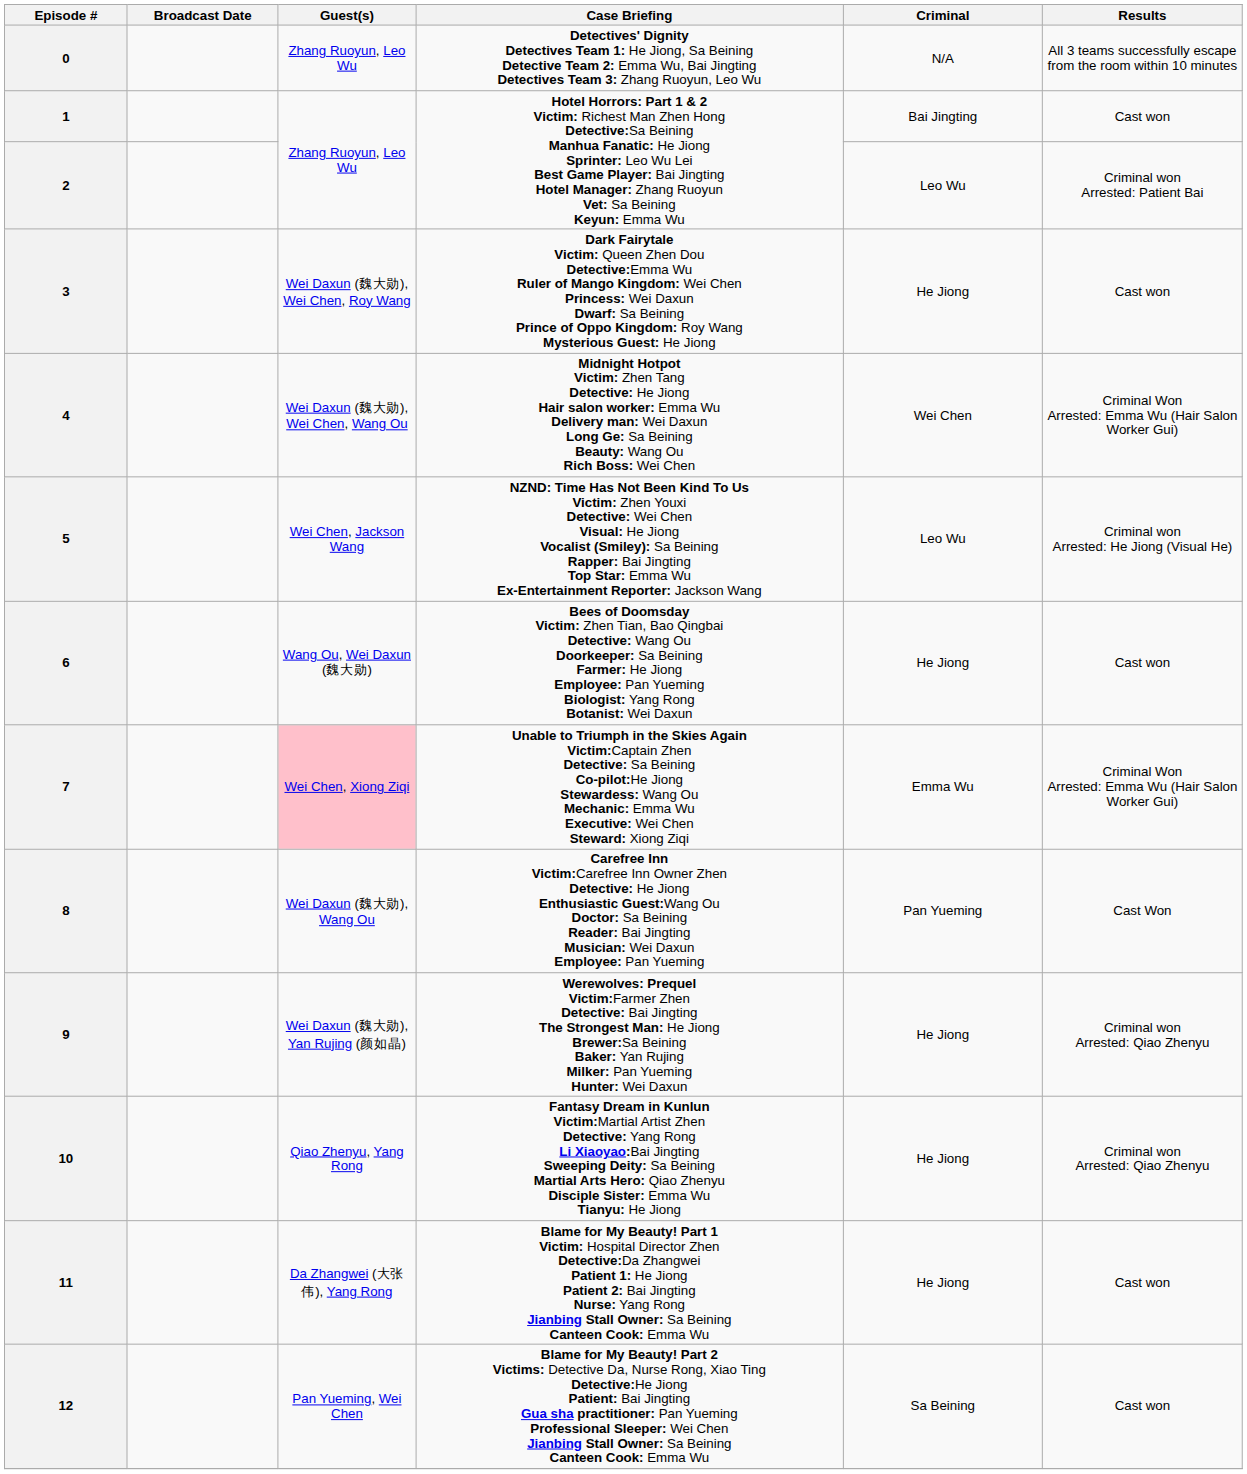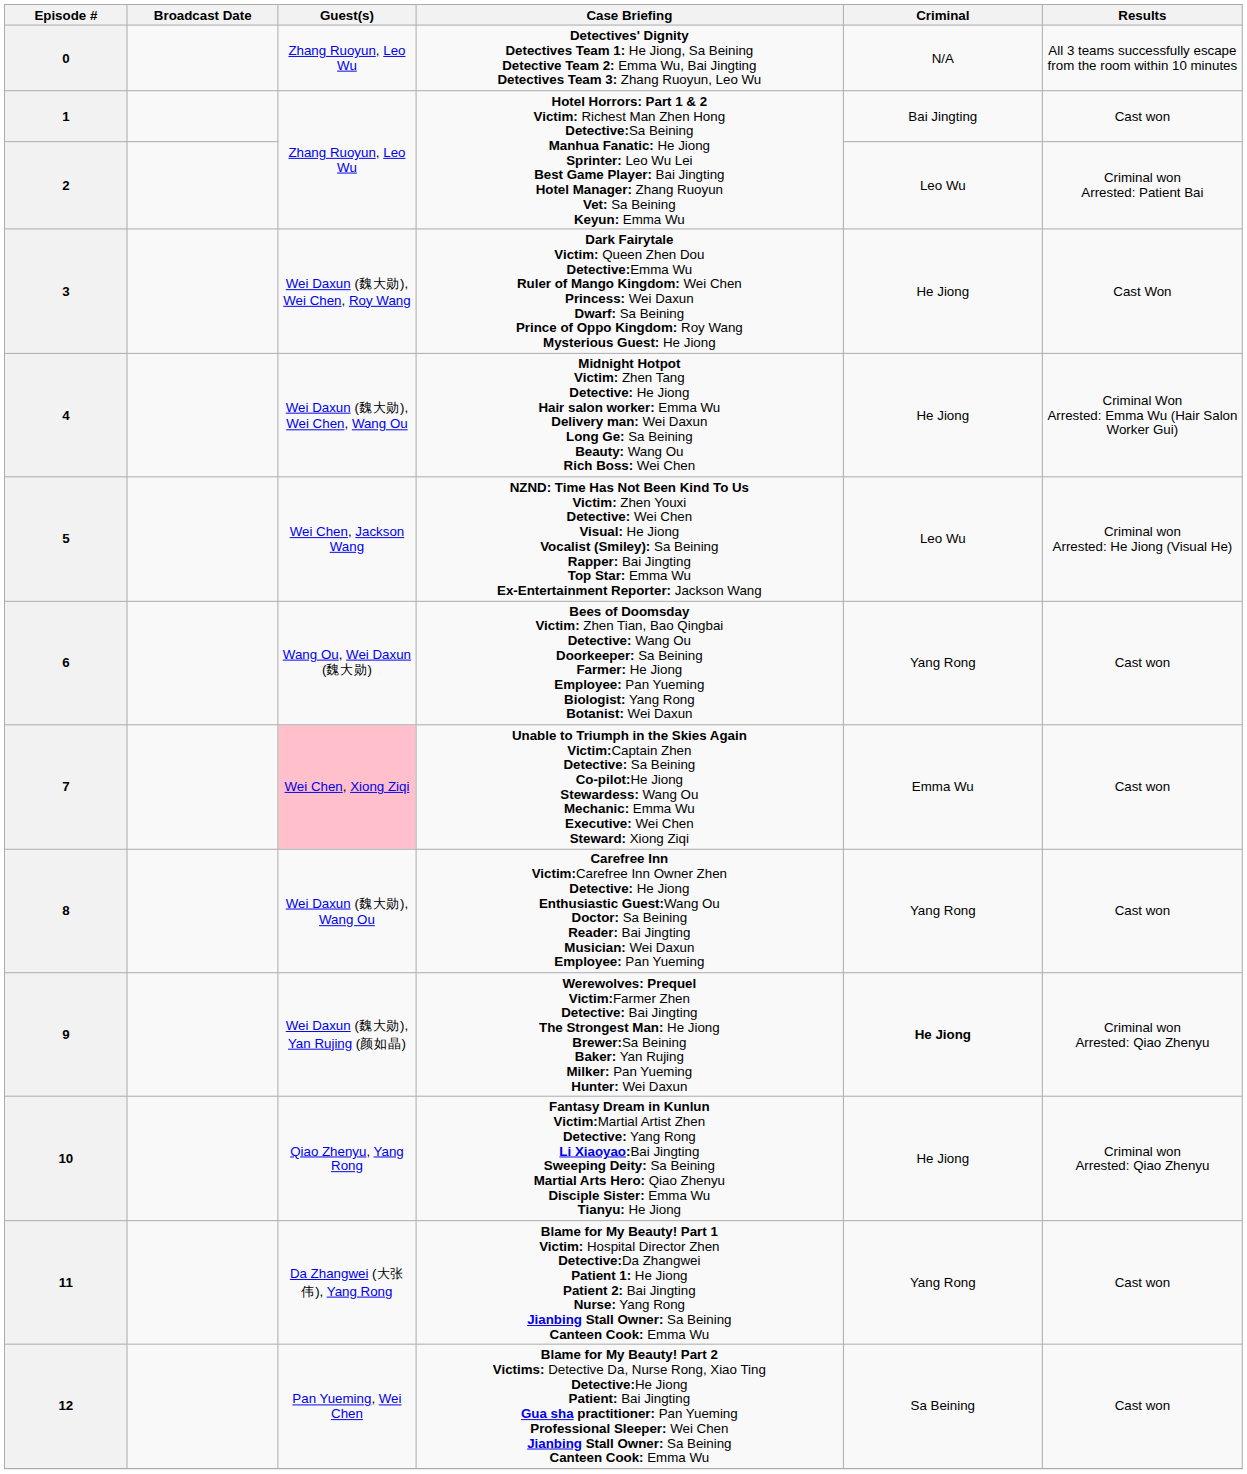(1142, 291) Cast won -> (1142, 291) Cast Won
(943, 415) Wei Chen -> (943, 415) He Jiong
(943, 662) He Jiong -> (943, 662) Yang Rong
(1142, 786) Criminal Won Arrested: Emma Wu (Hair Salon Worker Gui) -> (1142, 786) Cast won
(943, 910) Pan Yueming -> (943, 910) Yang Rong
(1142, 910) Cast Won -> (1142, 910) Cast won
(943, 1034) normal -> (943, 1034) bold
(943, 1282) He Jiong -> (943, 1282) Yang Rong
